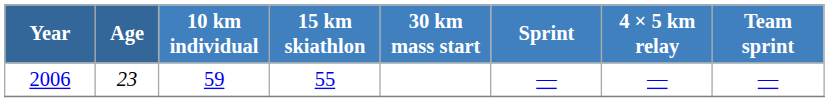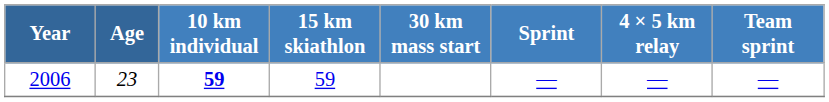(214, 79) normal -> (214, 79) bold
(325, 79) 55 -> (325, 79) 59
